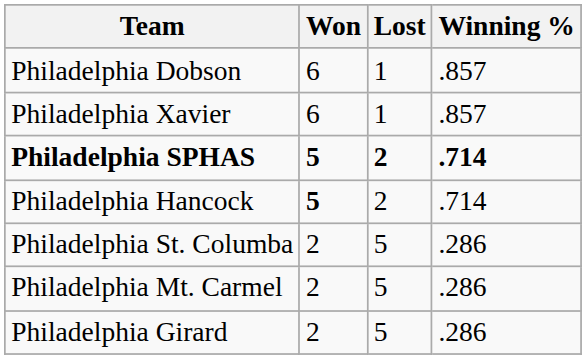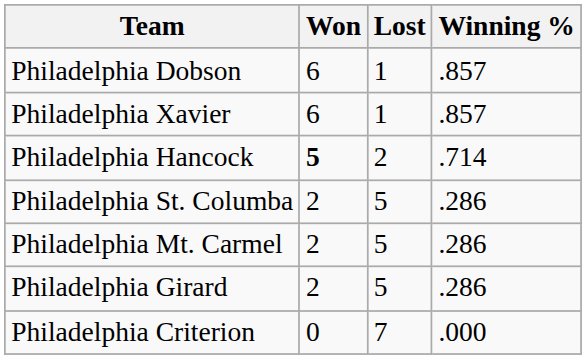- row: (133, 157)
+ row: (133, 331)
